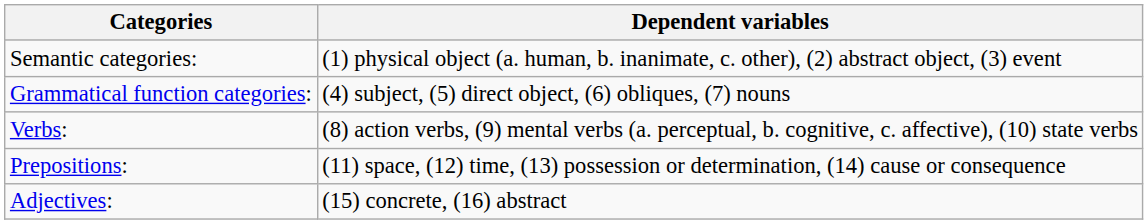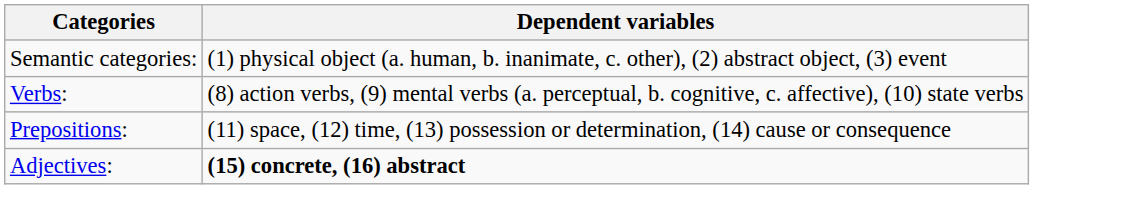- row: (161, 93)
(444, 201) normal -> (336, 165) bold
